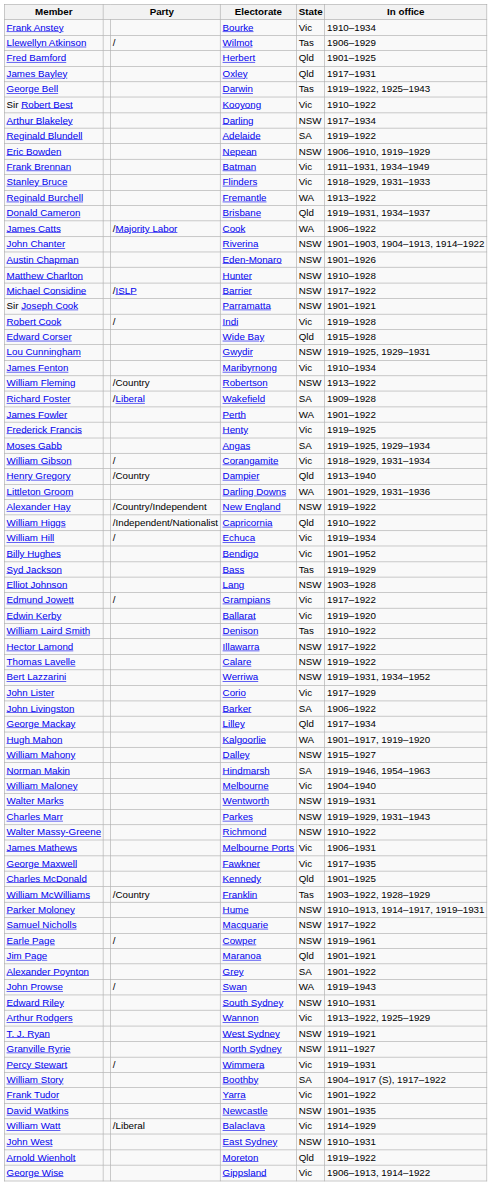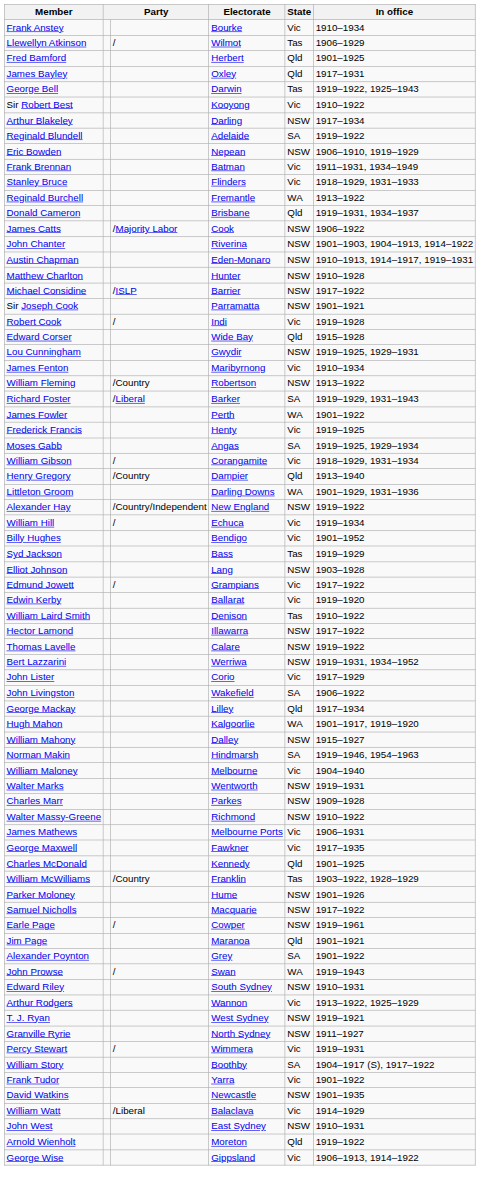(306, 228) WA -> (299, 228) NSW
(351, 259) 1901–1926 -> (394, 259) 1910–1913, 1914–1917, 1919–1931
(244, 399) Wakefield -> (226, 399) Barker
(351, 399) 1909–1928 -> (367, 399) 1919–1929, 1931–1943
- row: (36, 523)
(237, 708) Barker -> (232, 693) Wakefield
(379, 817) 1919–1929, 1931–1943 -> (340, 801) 1909–1928
(406, 910) 1910–1913, 1914–1917, 1919–1931 -> (340, 894) 1901–1926
